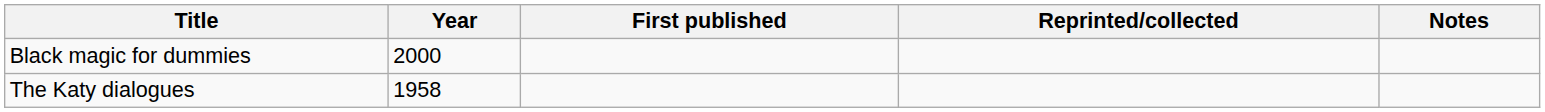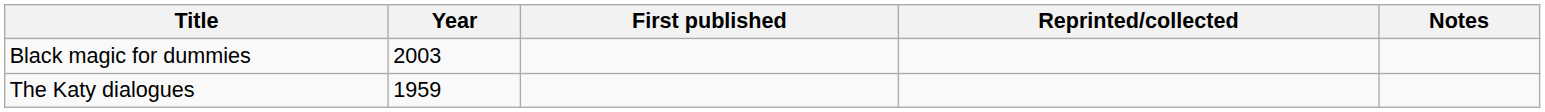(417, 55) 2000 -> (417, 55) 2003
(417, 90) 1958 -> (417, 90) 1959
